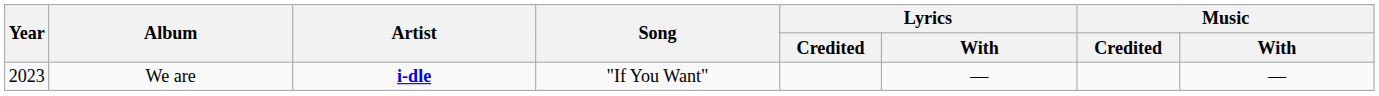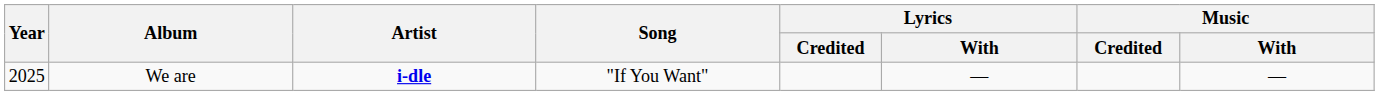(27, 76) 2023 -> (27, 76) 2025
